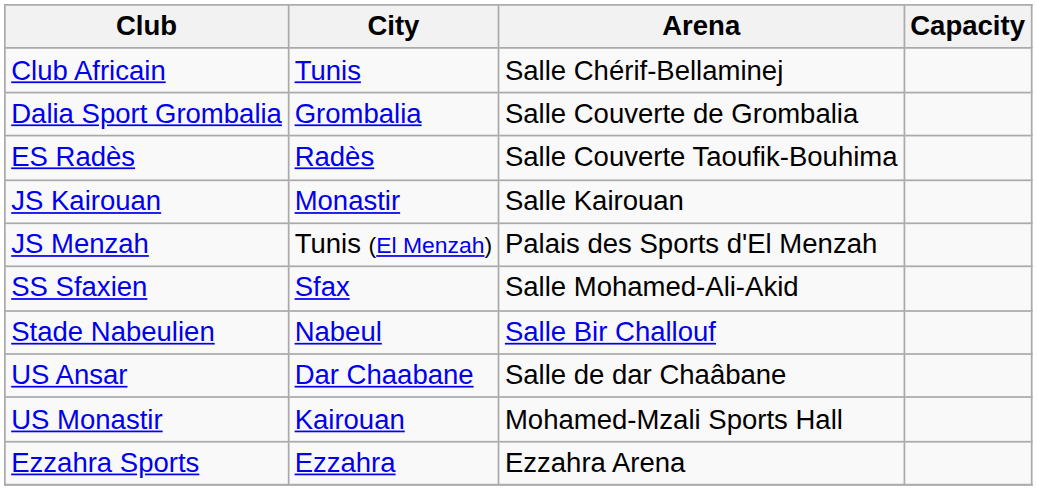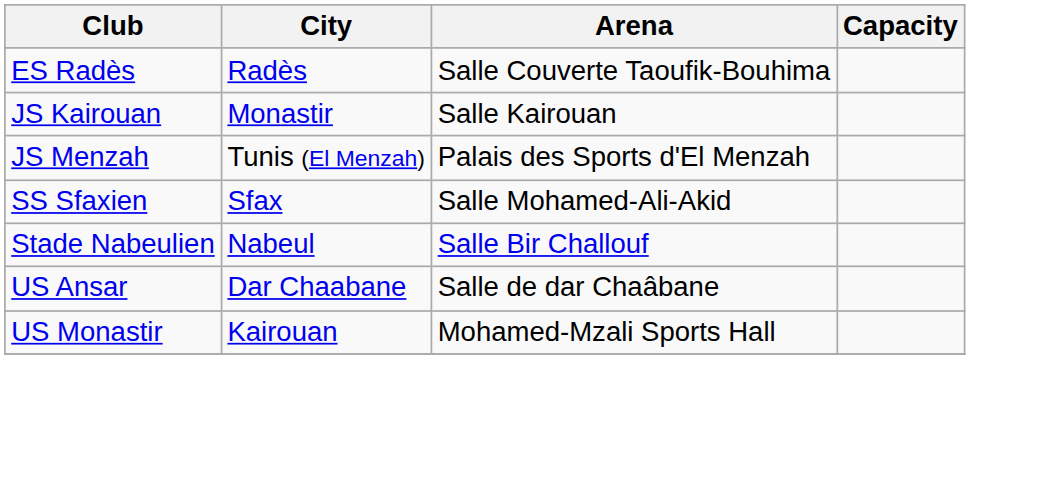- row: (88, 69)
- row: (147, 113)
- row: (105, 462)
